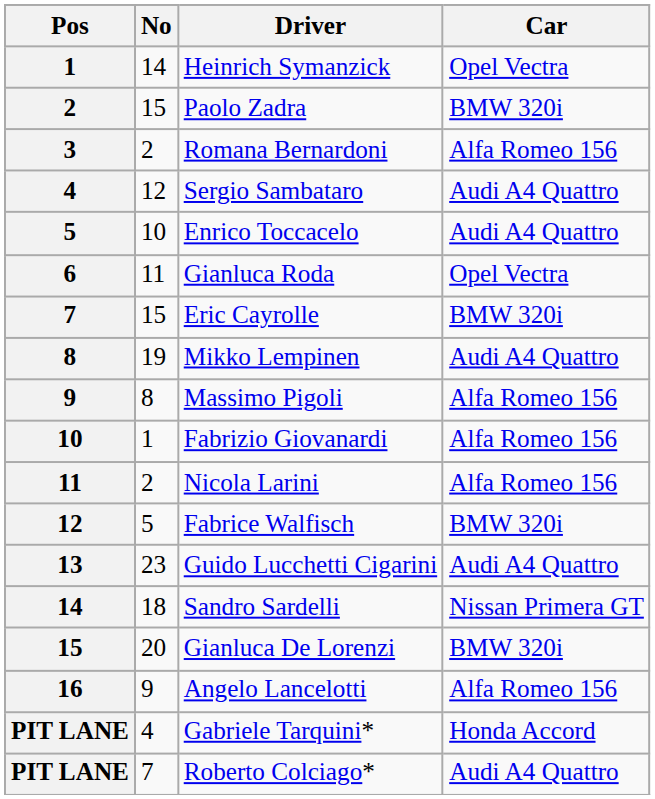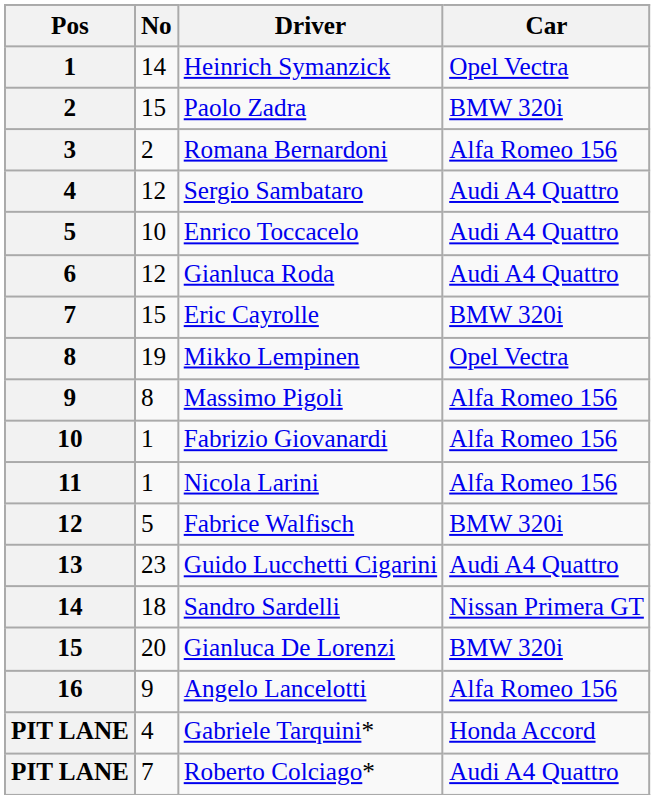(153, 274) 11 -> (154, 274) 12
(509, 274) Opel Vectra -> (534, 274) Audi A4 Quattro
(534, 357) Audi A4 Quattro -> (509, 357) Opel Vectra
(147, 482) 2 -> (147, 482) 1
